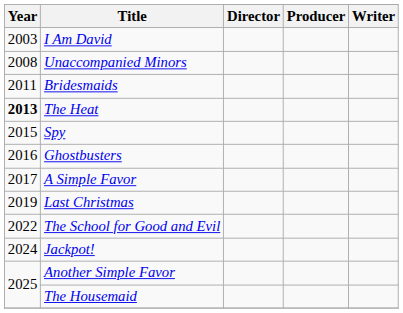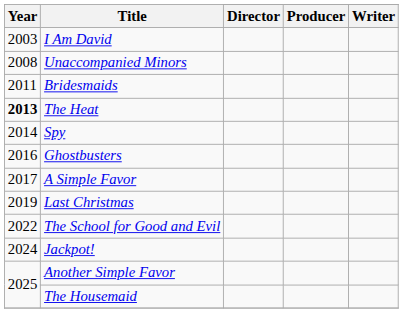(23, 132) 2015 -> (23, 132) 2014
